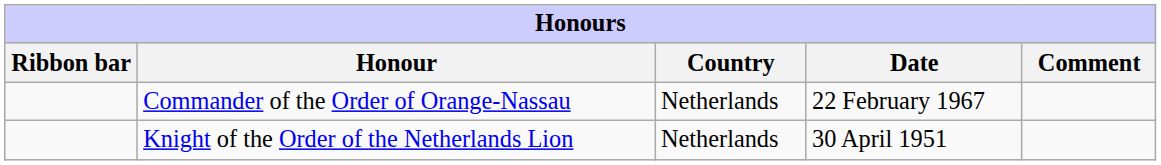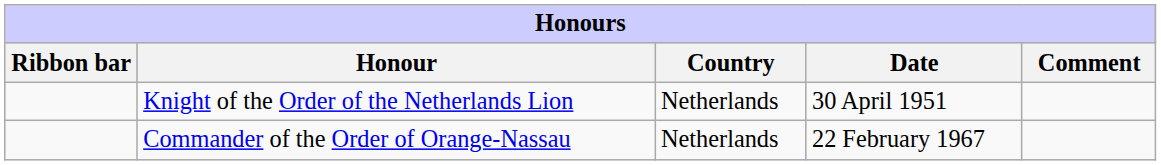rows swapped: (358, 139) <-> (357, 100)
